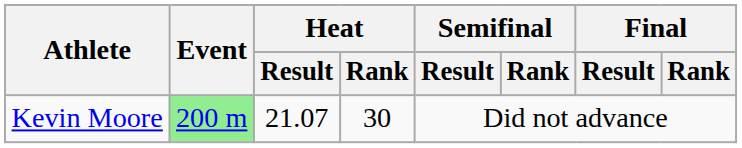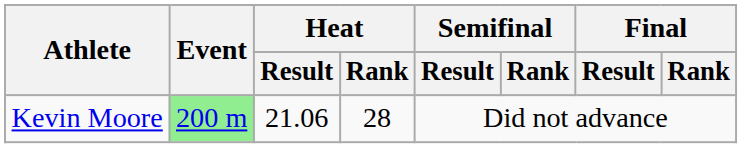(297, 118) 21.07 -> (297, 118) 21.06
(377, 118) 30 -> (377, 118) 28
